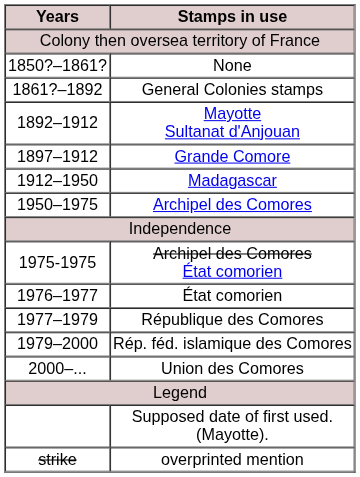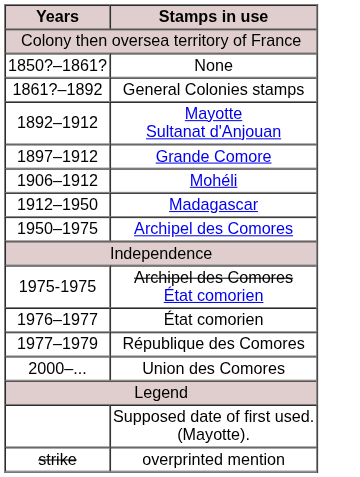+ row: (214, 180)
- row: (232, 344)
